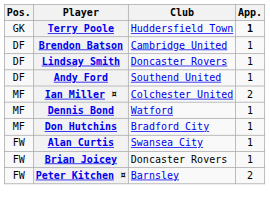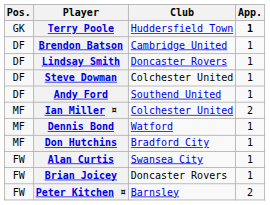+ row: (81, 78)
